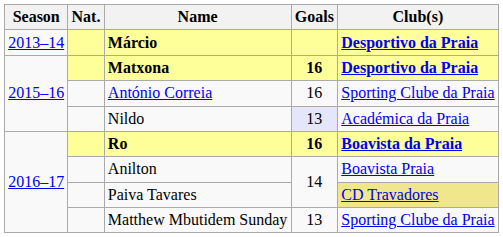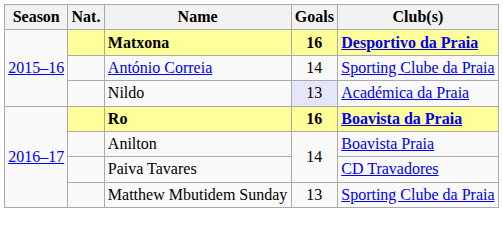- row: (133, 42)
(314, 93) 16 -> (314, 67) 14
(390, 194) khaki background -> (390, 169) no background
